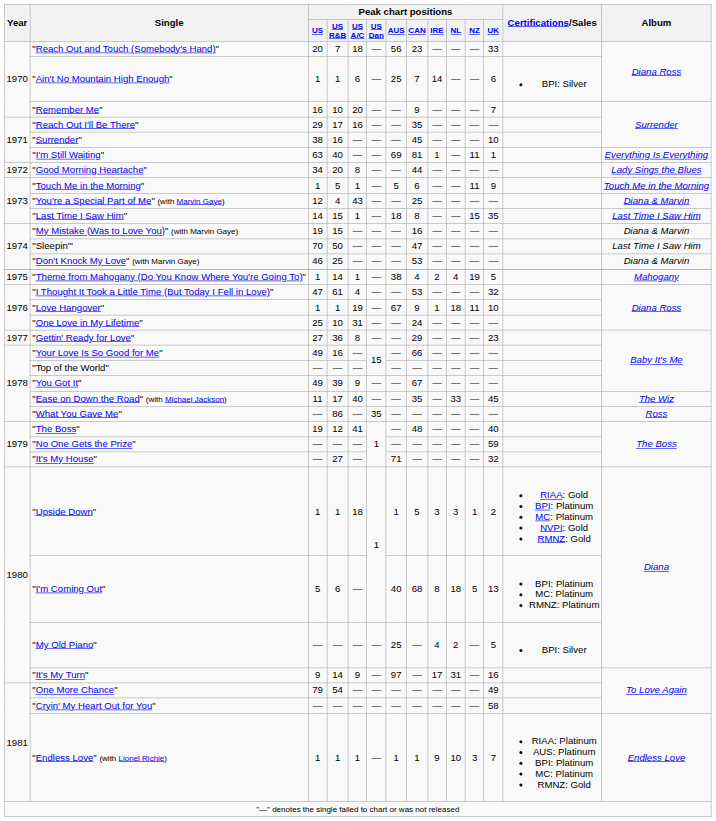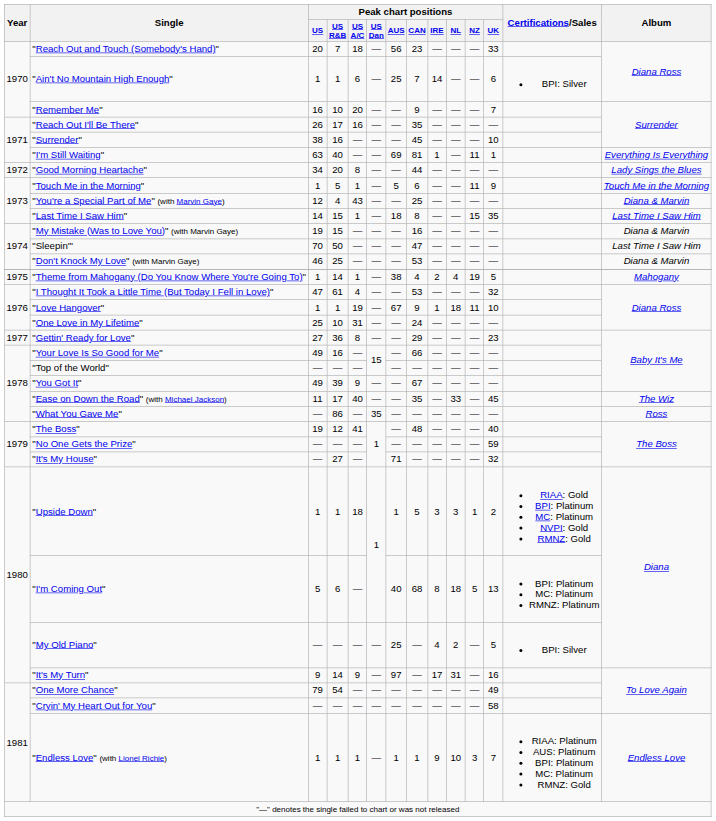(318, 124) 29 -> (318, 124) 26
